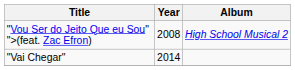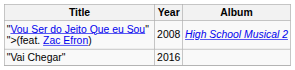(169, 57) 2014 -> (169, 57) 2016
